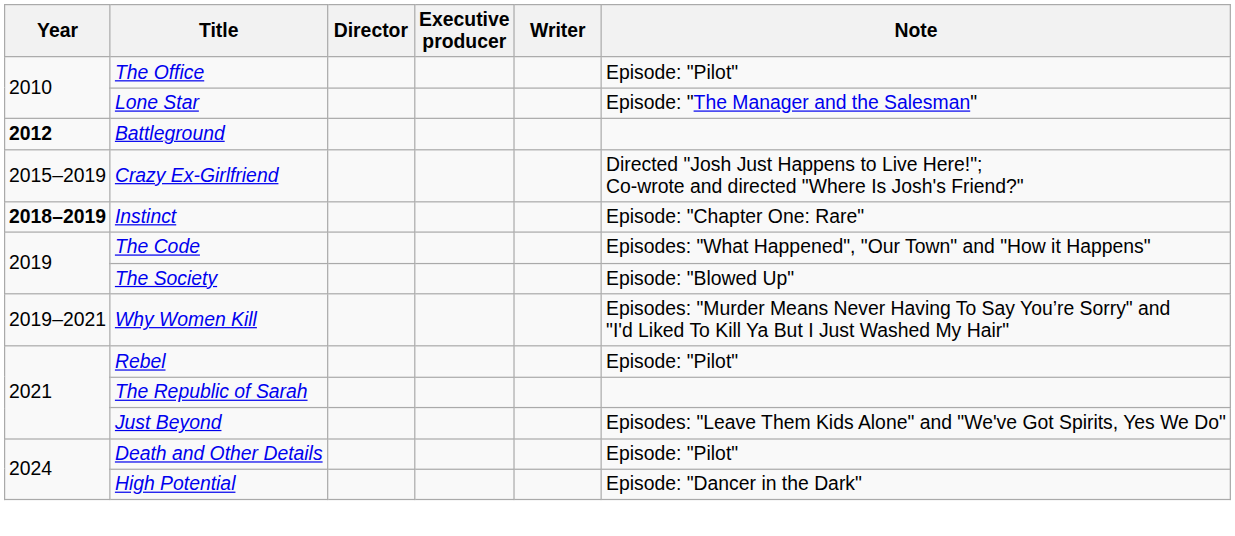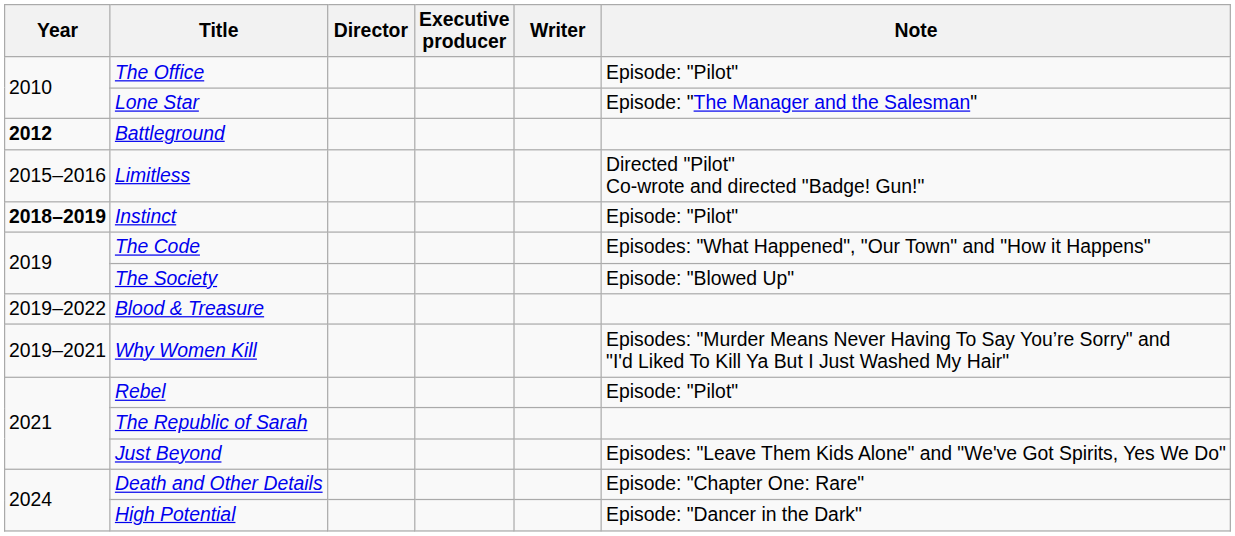+ row: (153, 175)
- row: (197, 175)
(735, 216) Episode: "Chapter One: Rare" -> (672, 216) Episode: "Pilot"
+ row: (190, 309)
(672, 453) Episode: "Pilot" -> (735, 484) Episode: "Chapter One: Rare"
